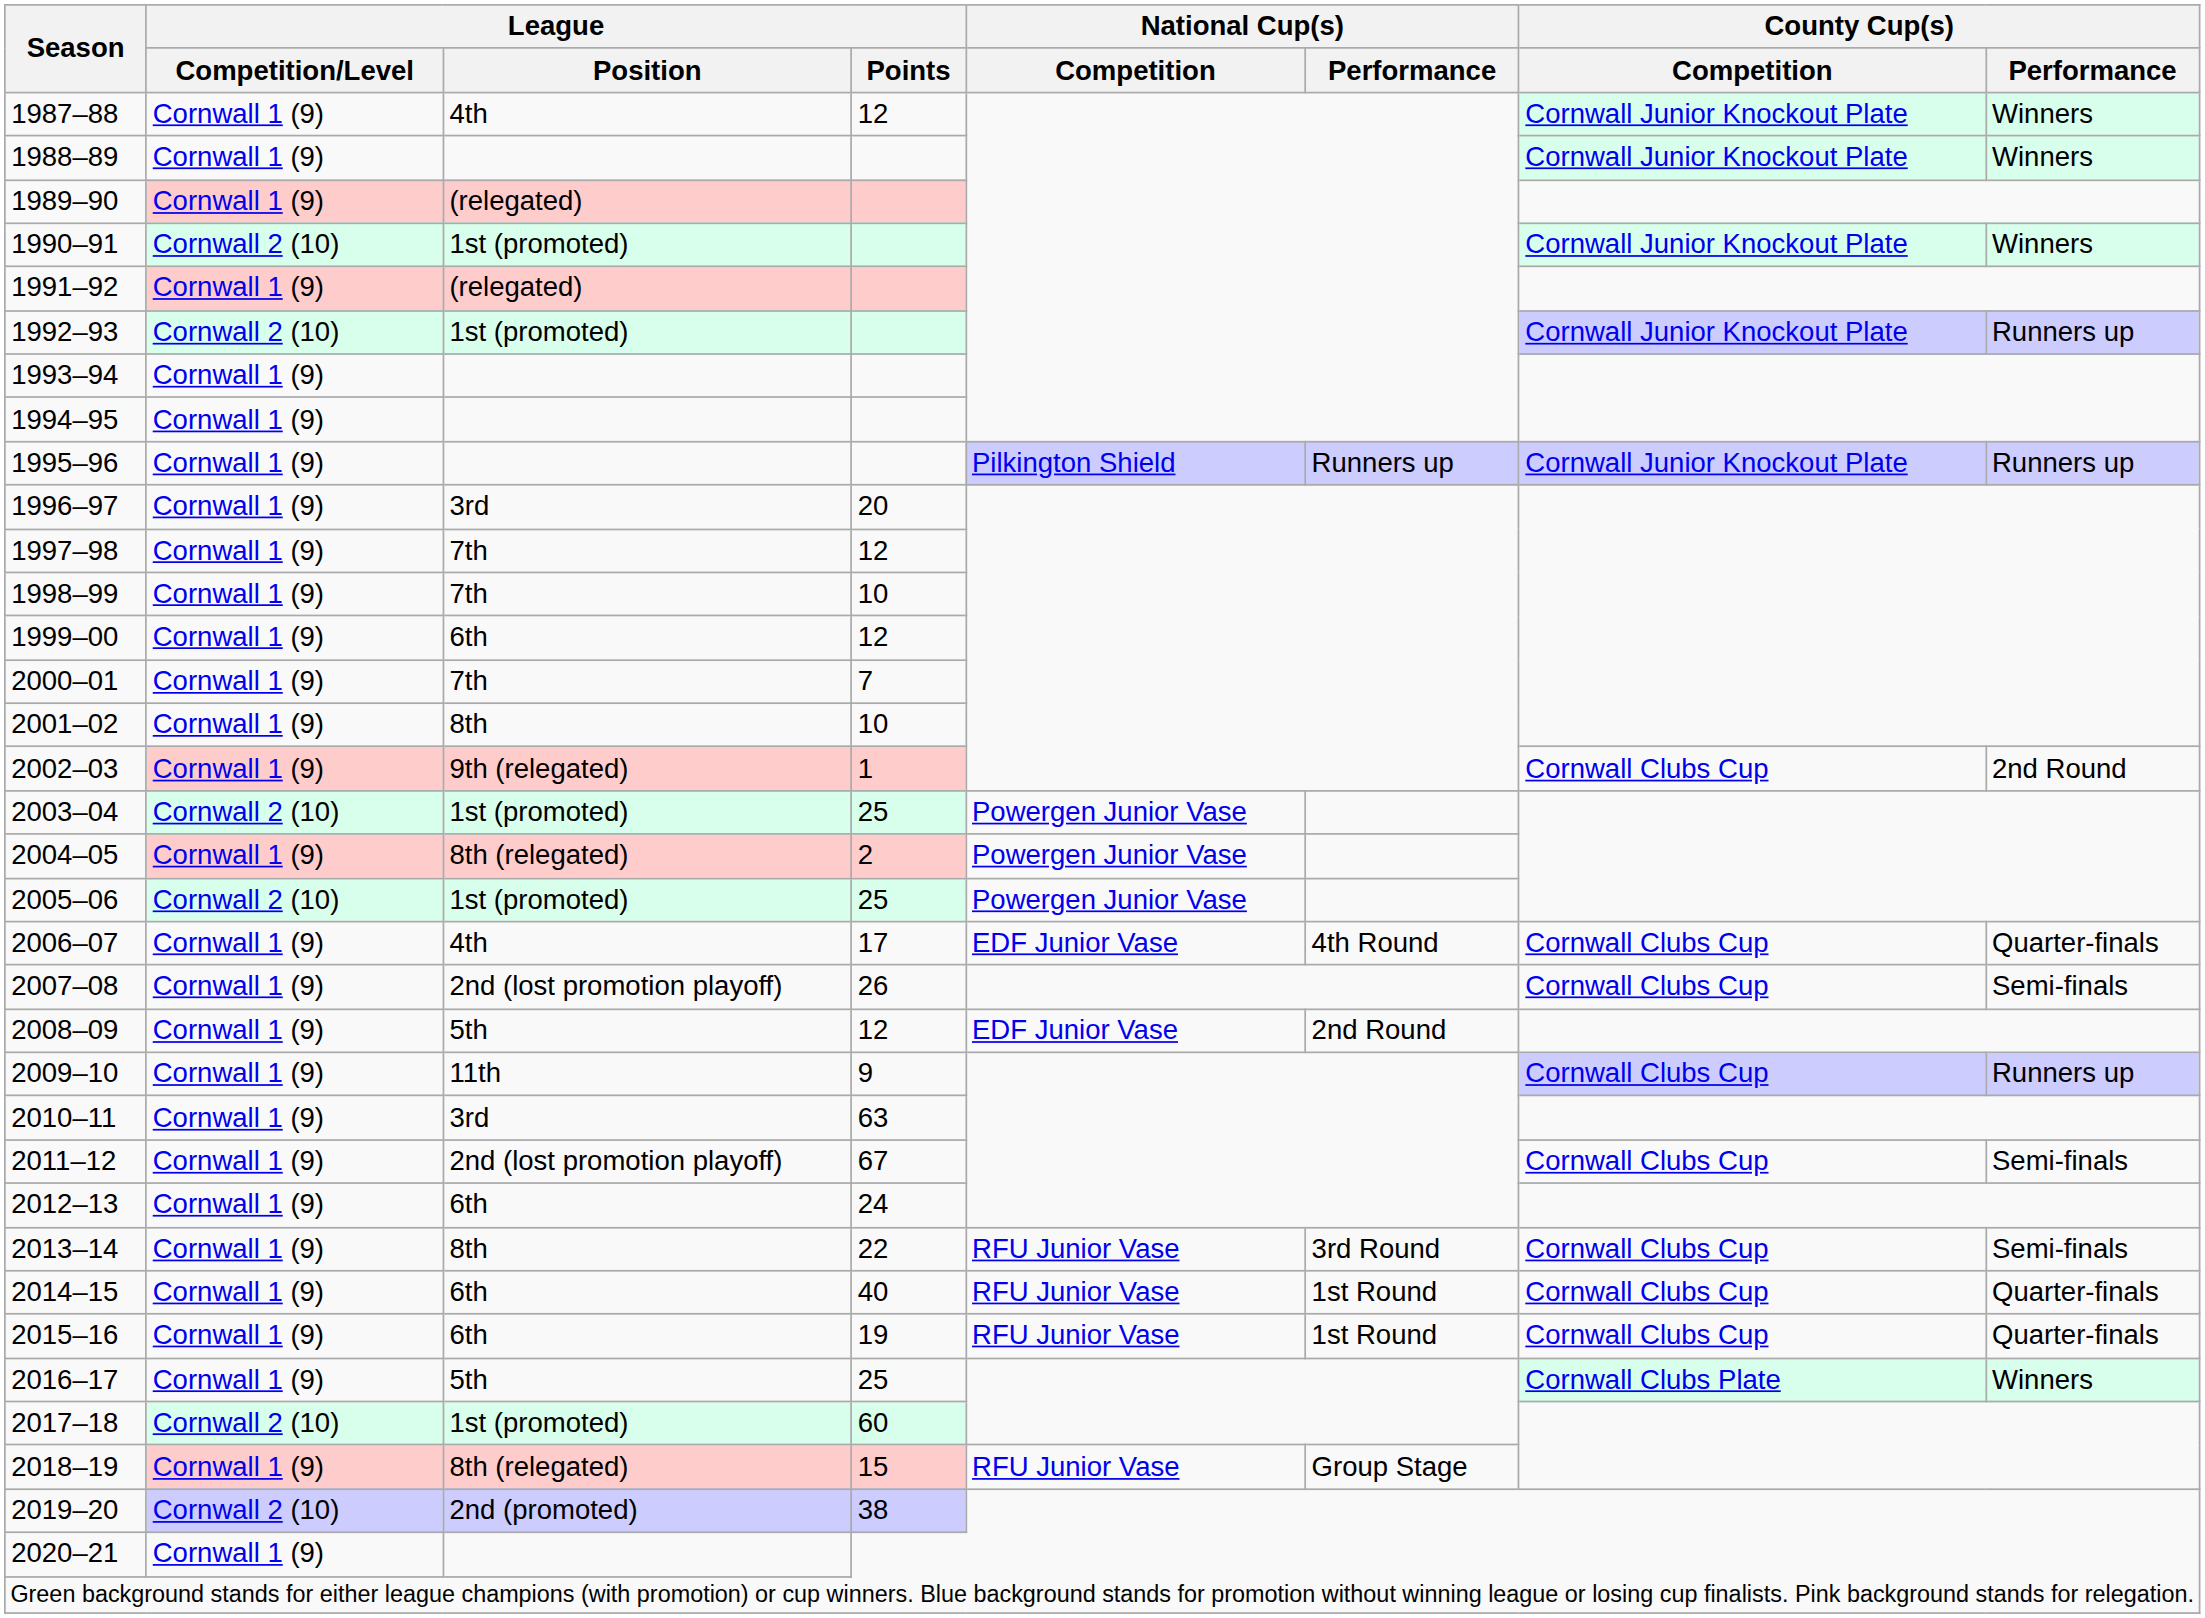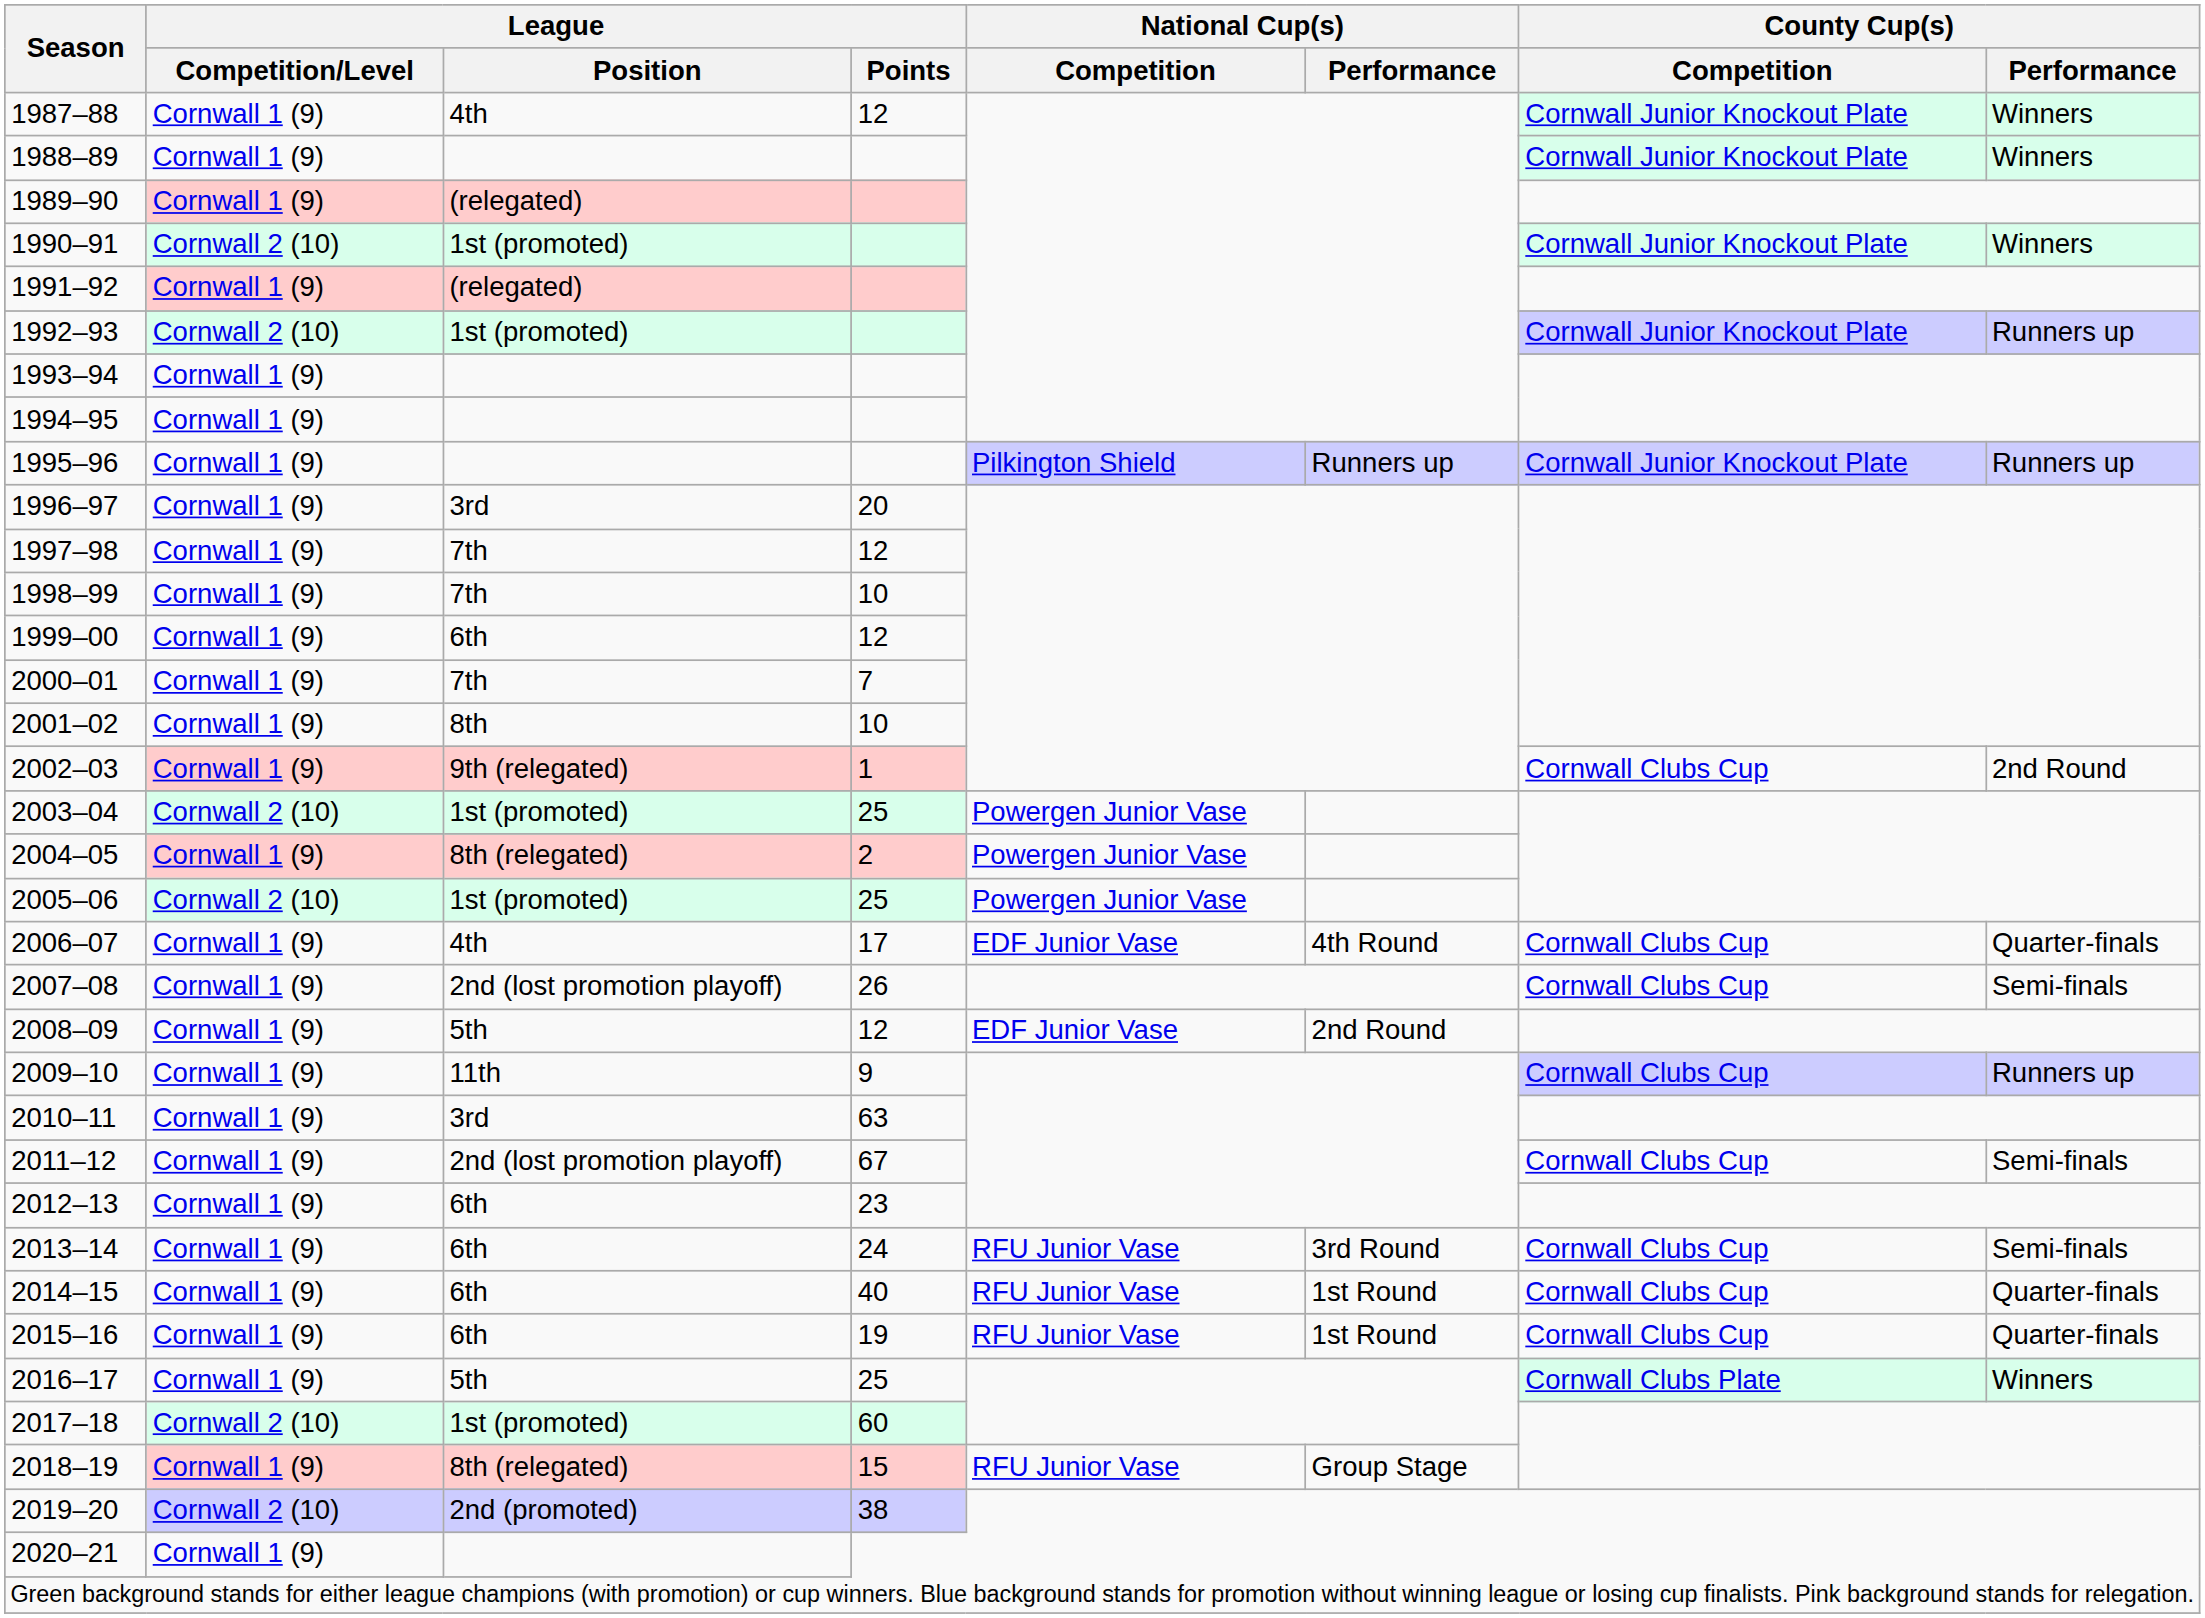(873, 1204) 24 -> (873, 1204) 23
(469, 1248) 8th -> (469, 1248) 6th
(873, 1248) 22 -> (873, 1248) 24
